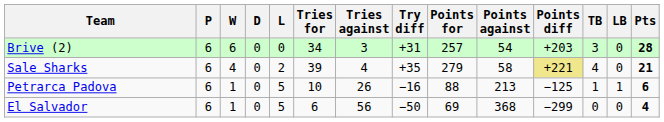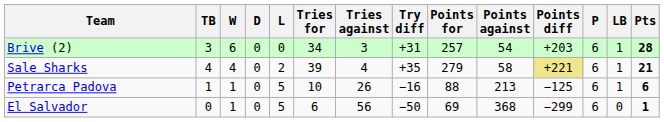columns swapped: (208, 21) <-> (595, 21)
(619, 48) 0 -> (619, 48) 1
(619, 68) 0 -> (619, 68) 1
(645, 107) 4 -> (645, 107) 1
